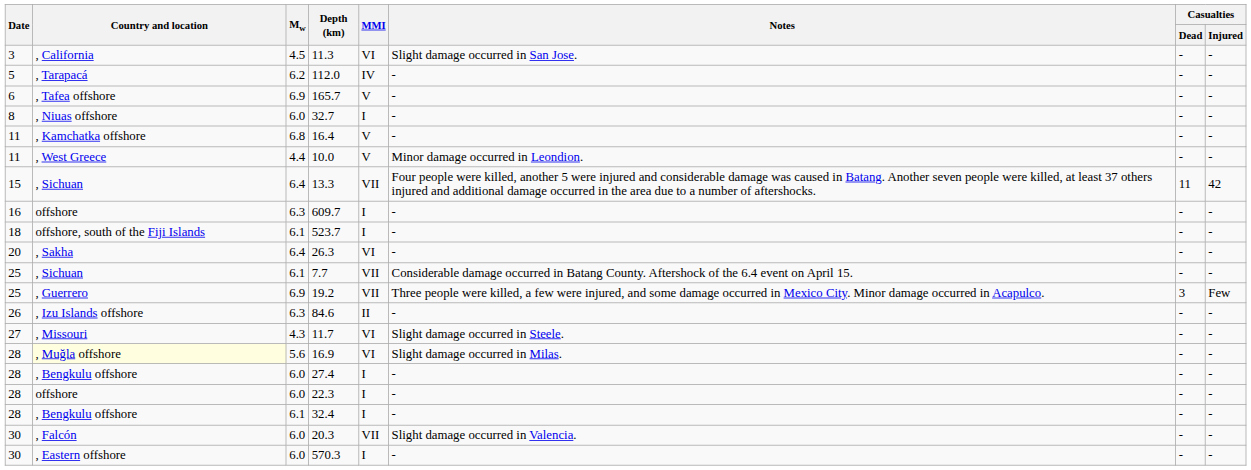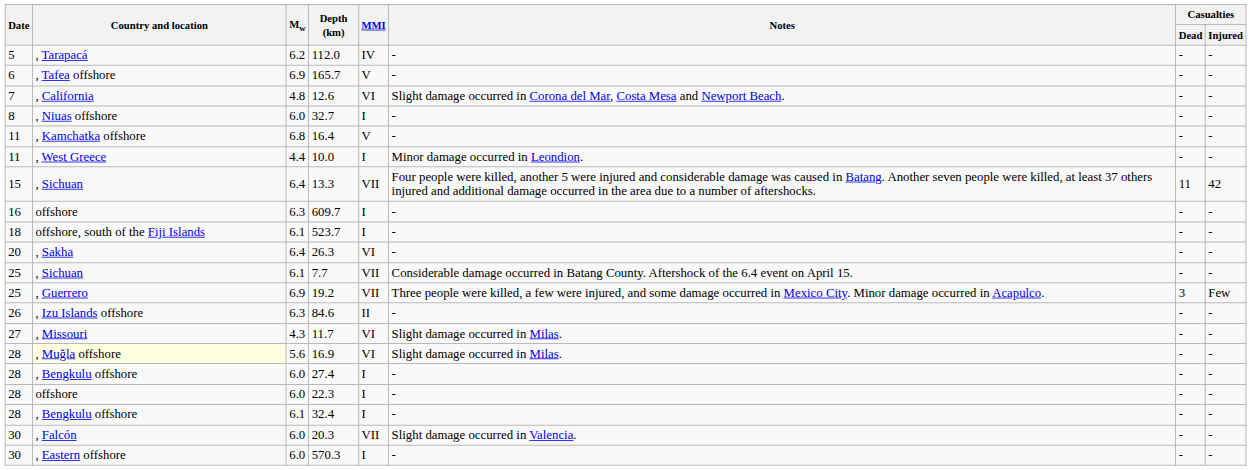- row: (323, 55)
+ row: (323, 95)
(366, 156) V -> (364, 156) I
(478, 333) Slight damage occurred in Steele. -> (477, 333) Slight damage occurred in Milas.
